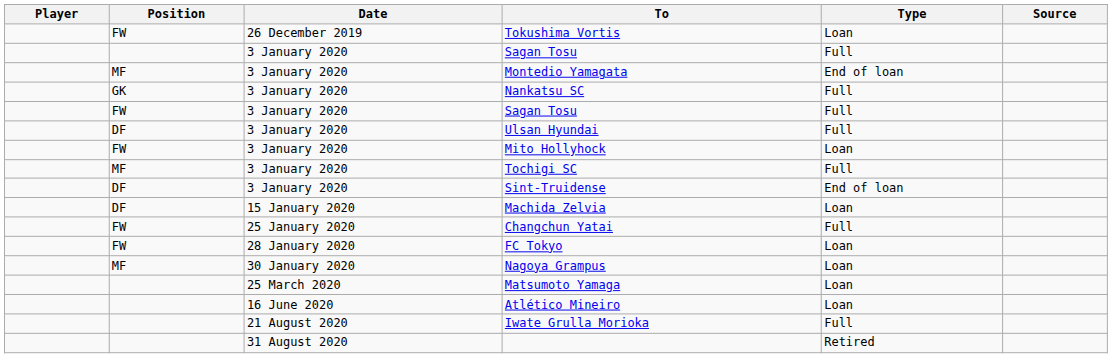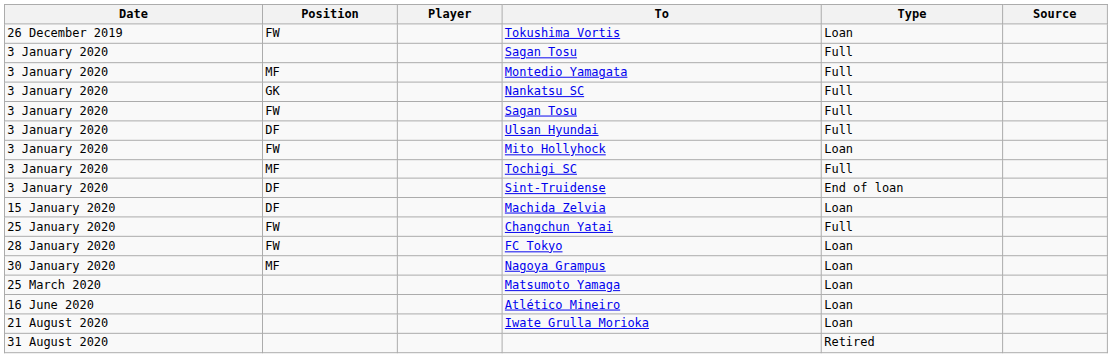columns swapped: (373, 14) <-> (57, 14)
(864, 73) End of loan -> (839, 73) Full
(839, 324) Full -> (839, 324) Loan
